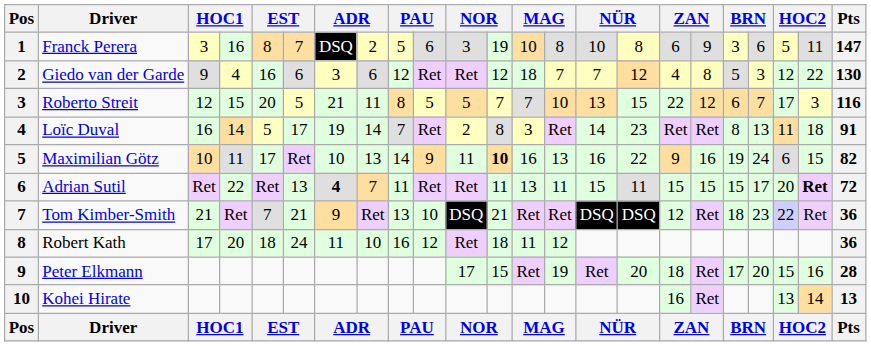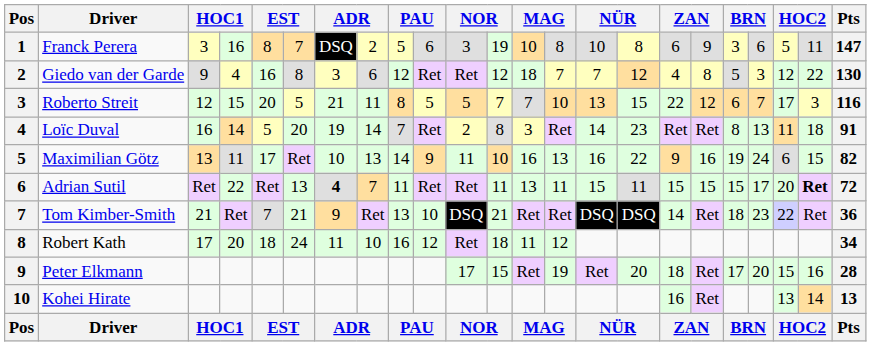(299, 74) 6 -> (299, 74) 8
(299, 130) 17 -> (299, 130) 20
(204, 158) 10 -> (204, 158) 13
(500, 158) bold -> (500, 158) normal
(676, 214) 12 -> (676, 214) 14
(849, 242) 36 -> (849, 242) 34
